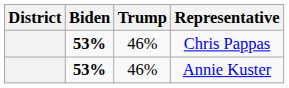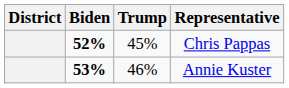(90, 43) 53% -> (90, 43) 52%
(142, 43) 46% -> (142, 43) 45%
